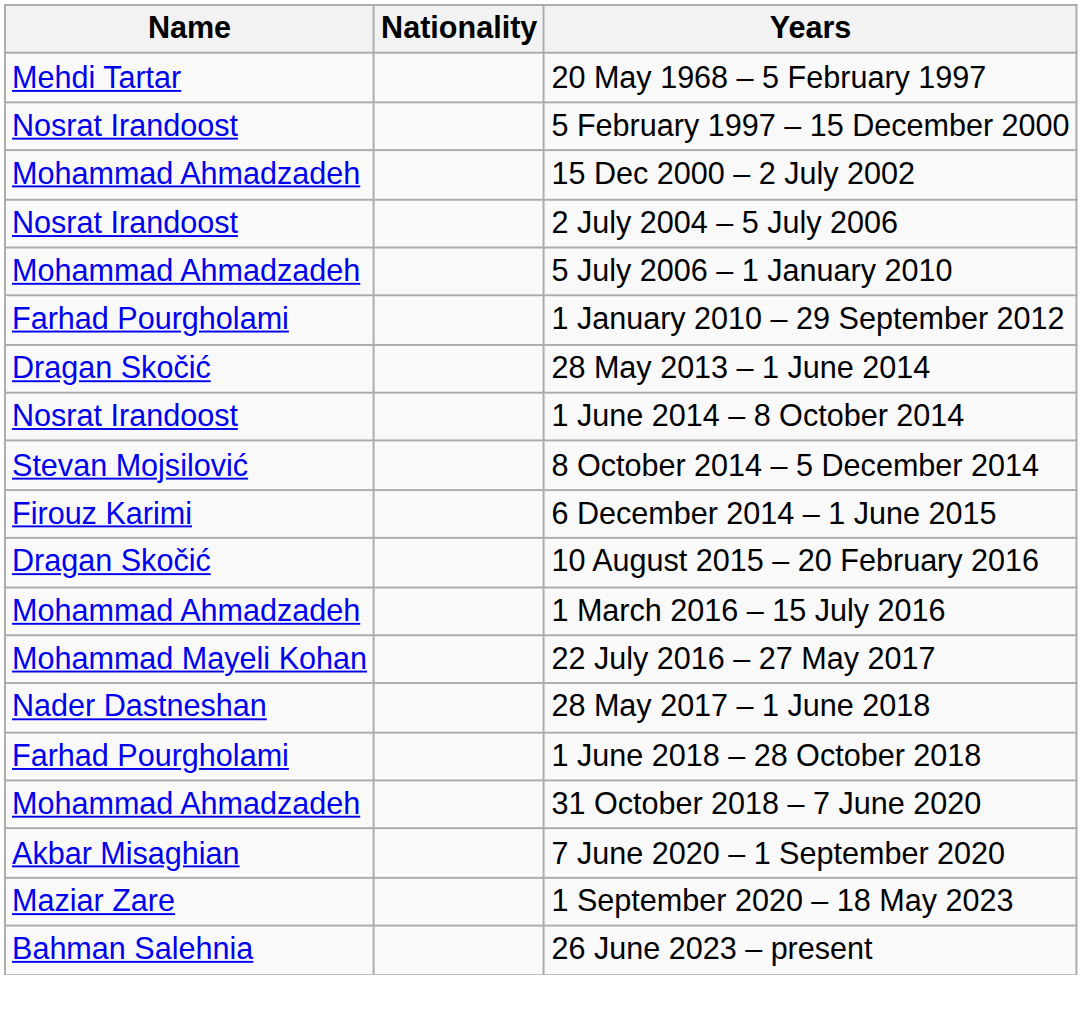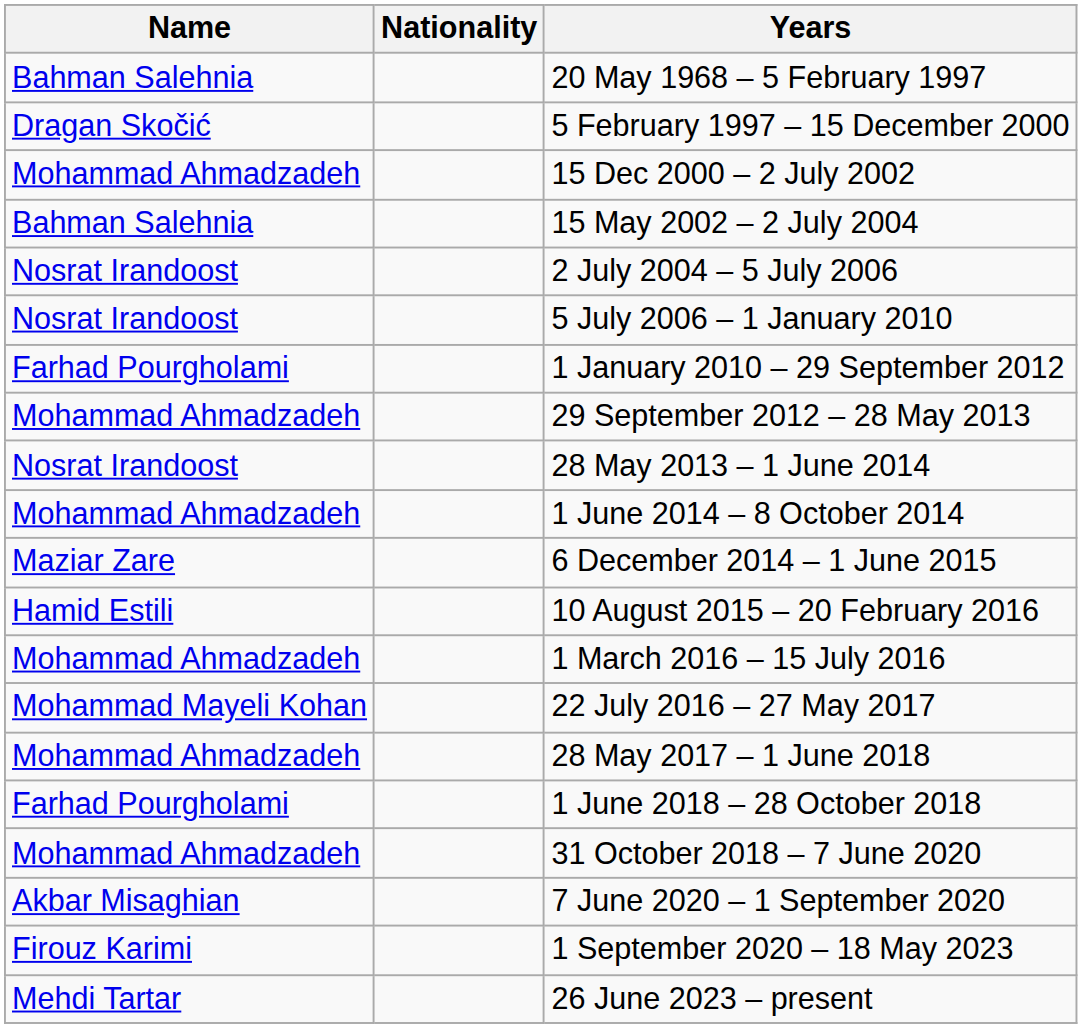(97, 77) Mehdi Tartar -> (133, 77) Bahman Salehnia
(125, 125) Nosrat Irandoost -> (111, 125) Dragan Skočić
+ row: (735, 222)
(186, 271) Mohammad Ahmadzadeh -> (125, 319) Nosrat Irandoost
+ row: (791, 416)
(111, 367) Dragan Skočić -> (125, 464) Nosrat Irandoost
(125, 416) Nosrat Irandoost -> (186, 513) Mohammad Ahmadzadeh
- row: (795, 464)
(102, 513) Firouz Karimi -> (94, 561) Maziar Zare
(111, 561) Dragan Skočić -> (93, 610) Hamid Estili
(139, 707) Nader Dastneshan -> (186, 755) Mohammad Ahmadzadeh
(94, 901) Maziar Zare -> (102, 949) Firouz Karimi
(133, 949) Bahman Salehnia -> (97, 998) Mehdi Tartar
